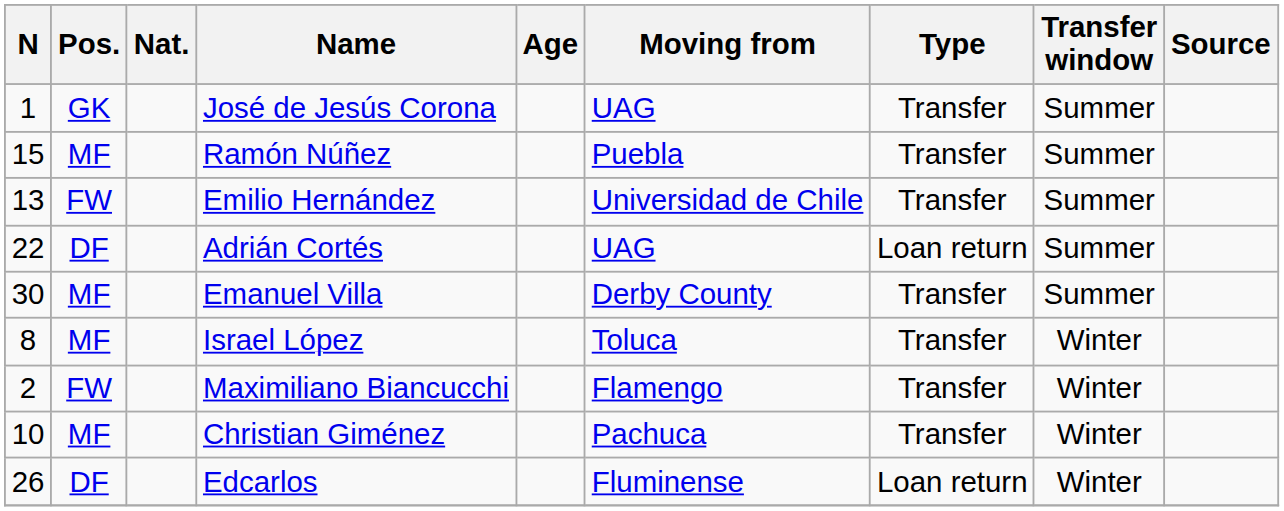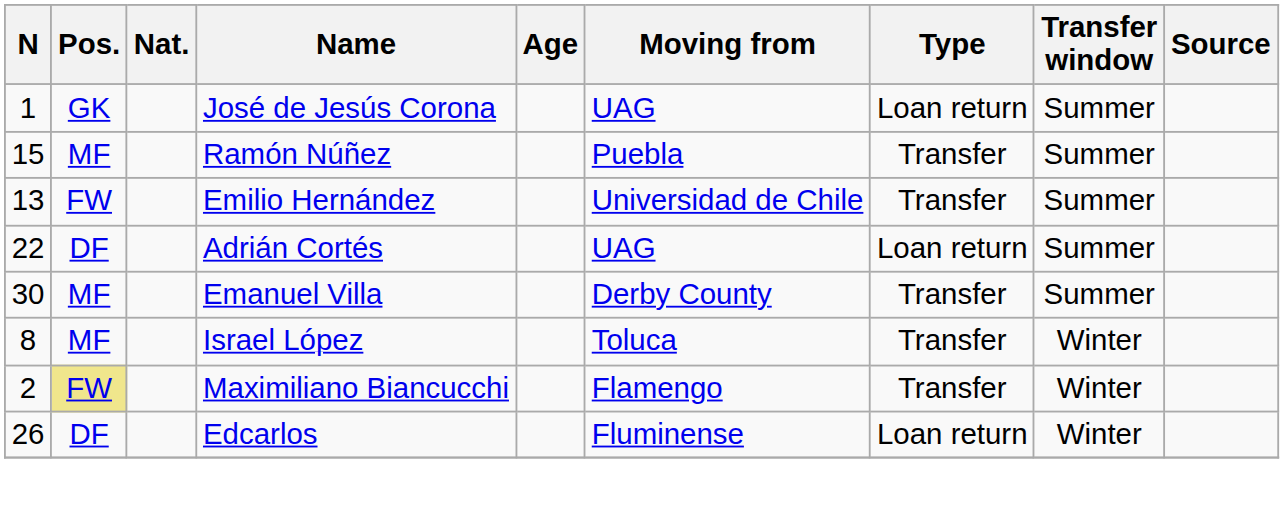(952, 107) Transfer -> (952, 107) Loan return
(89, 387) no background -> (89, 387) khaki background
- row: (324, 434)
